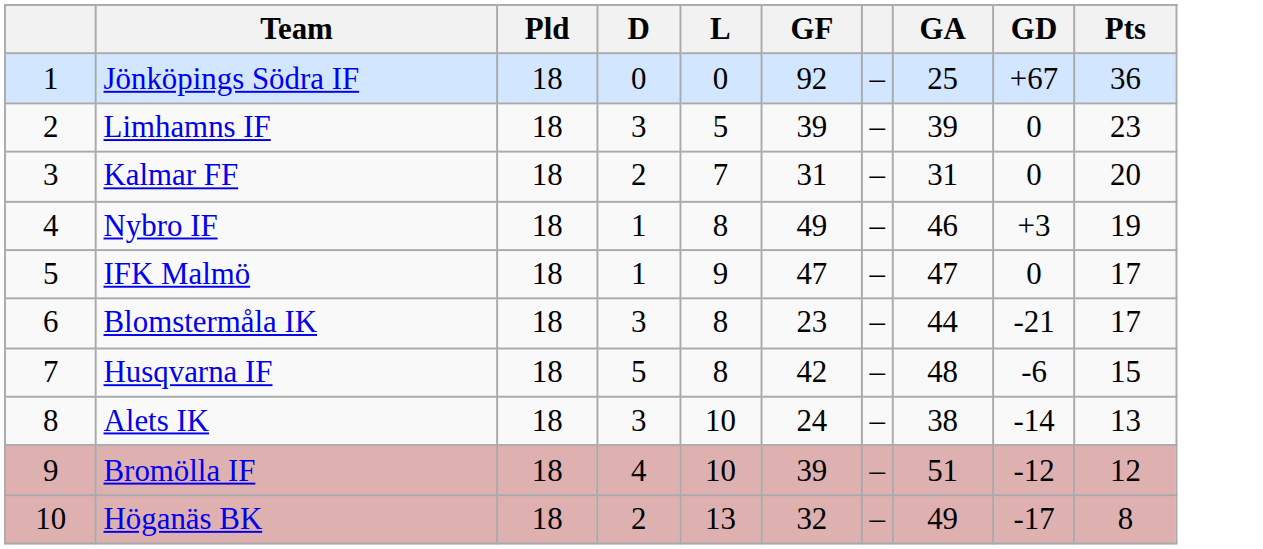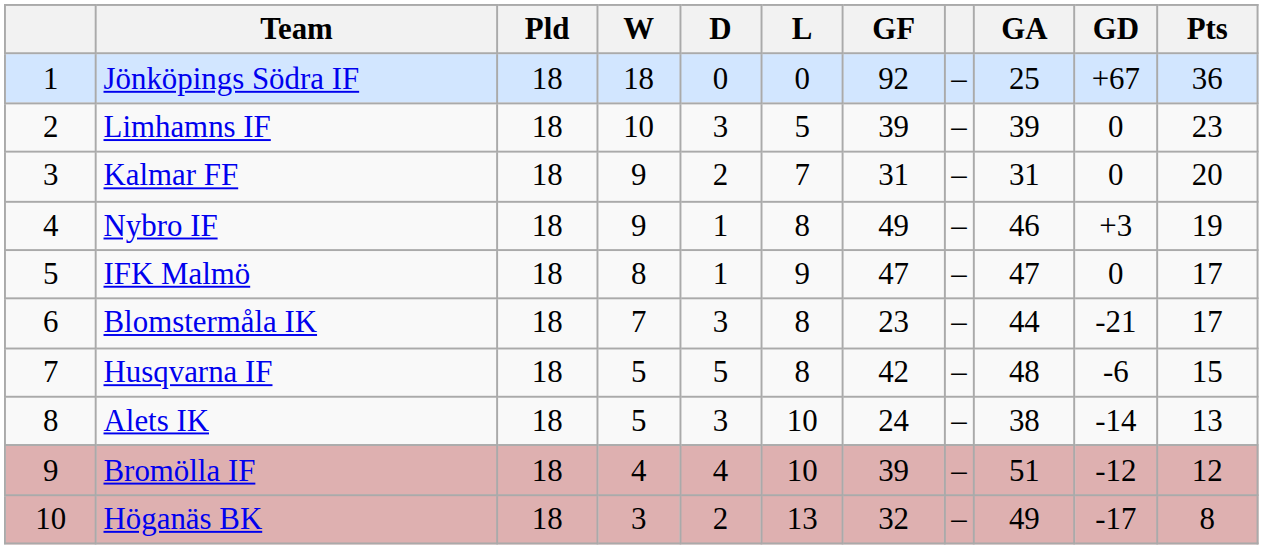+ column: (639, 28)
